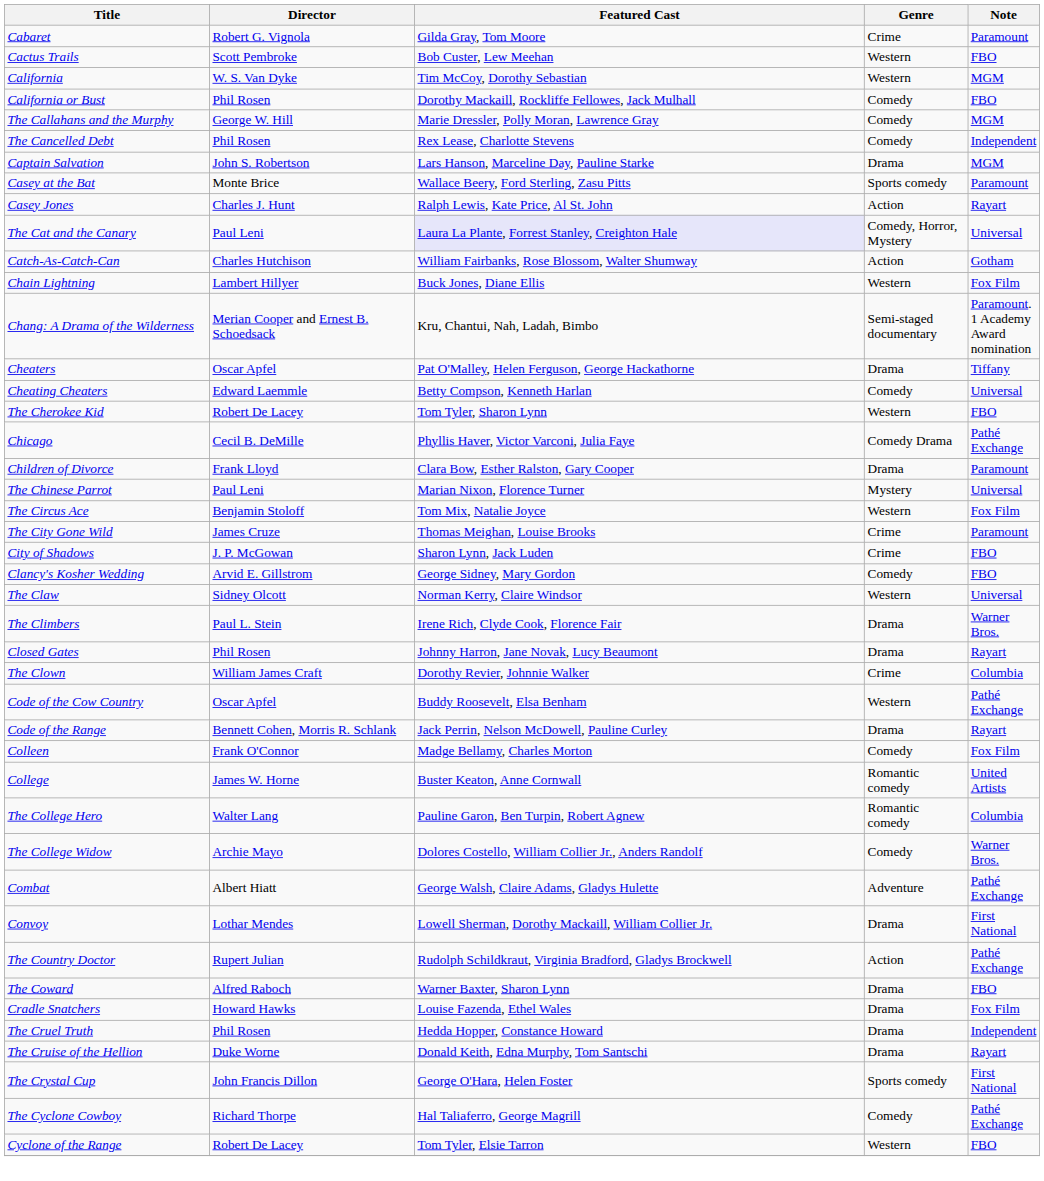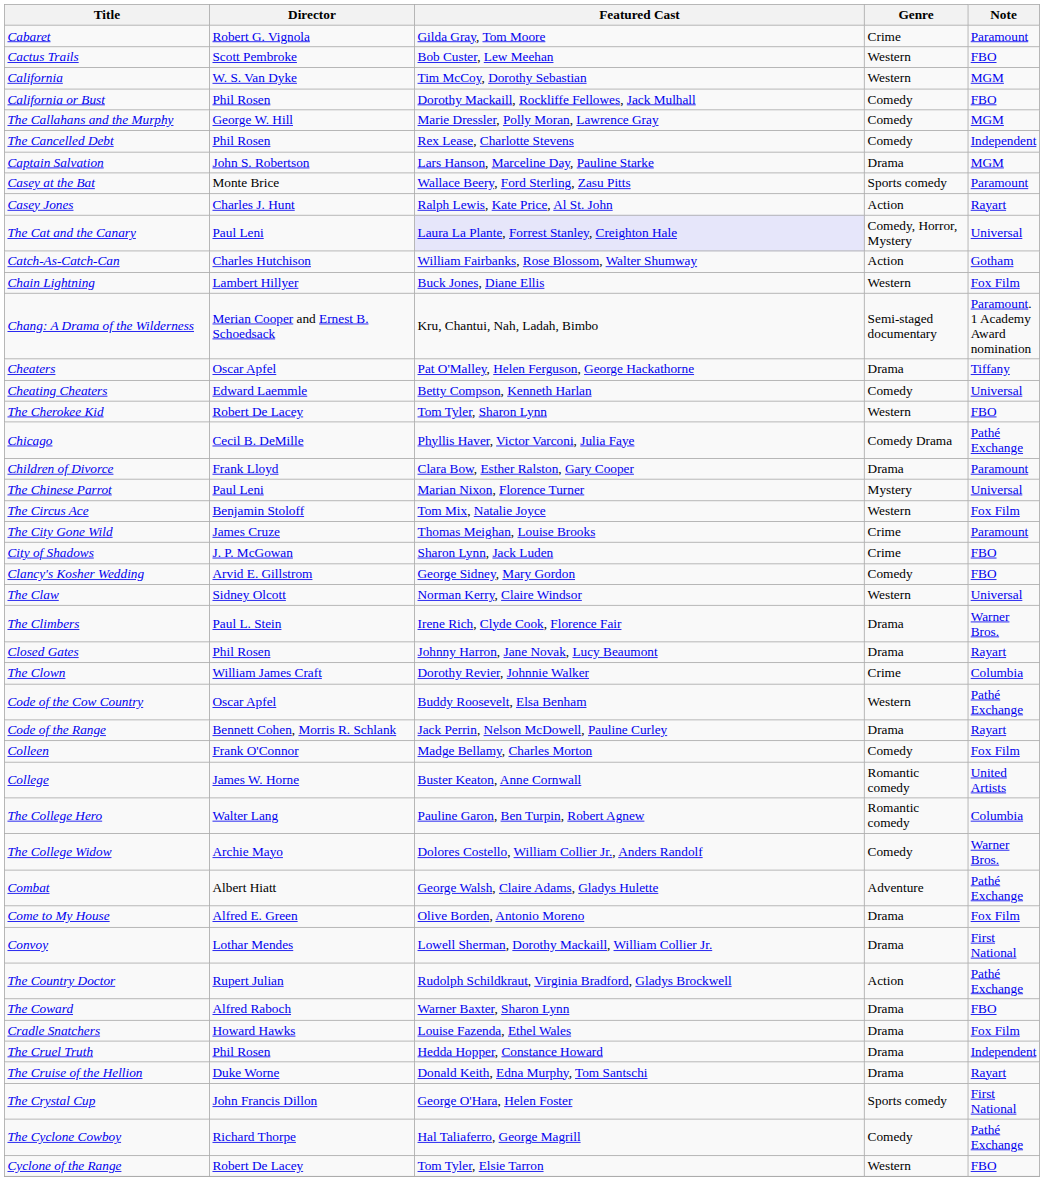+ row: (59, 916)
